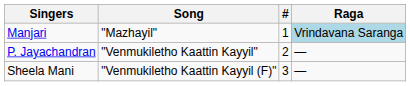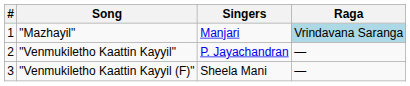columns swapped: (285, 14) <-> (51, 14)
